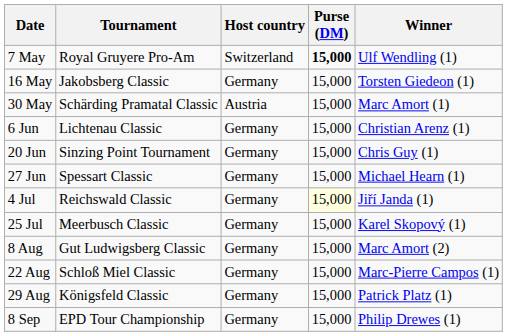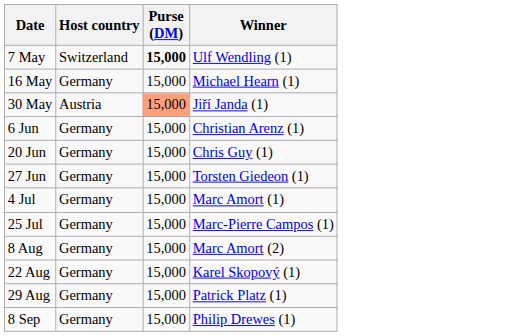- column: (138, 25)
(416, 81) Torsten Giedeon (1) -> (246, 81) Michael Hearn (1)
(332, 105) no background -> (166, 105) lightsalmon background
(404, 105) Marc Amort (1) -> (230, 105) Jiří Janda (1)
(411, 176) Michael Hearn (1) -> (251, 176) Torsten Giedeon (1)
(332, 200) lightyellow background -> (166, 200) no background
(396, 200) Jiří Janda (1) -> (238, 200) Marc Amort (1)
(412, 224) Karel Skopový (1) -> (263, 224) Marc-Pierre Campos (1)
(429, 271) Marc-Pierre Campos (1) -> (246, 271) Karel Skopový (1)
